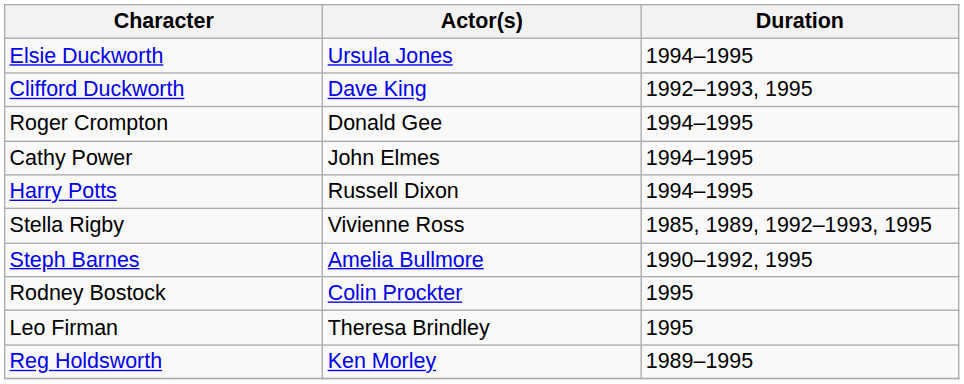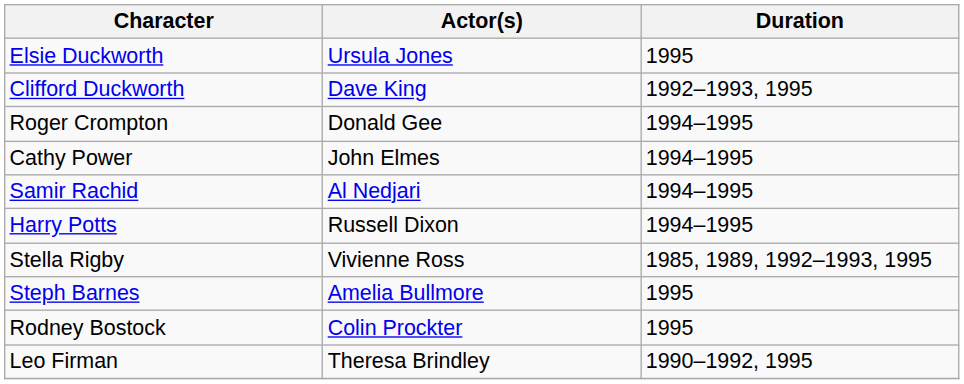(699, 55) 1994–1995 -> (670, 55) 1995
+ row: (74, 191)
(729, 259) 1990–1992, 1995 -> (670, 293) 1995
(670, 327) 1995 -> (729, 361) 1990–1992, 1995
- row: (86, 361)
